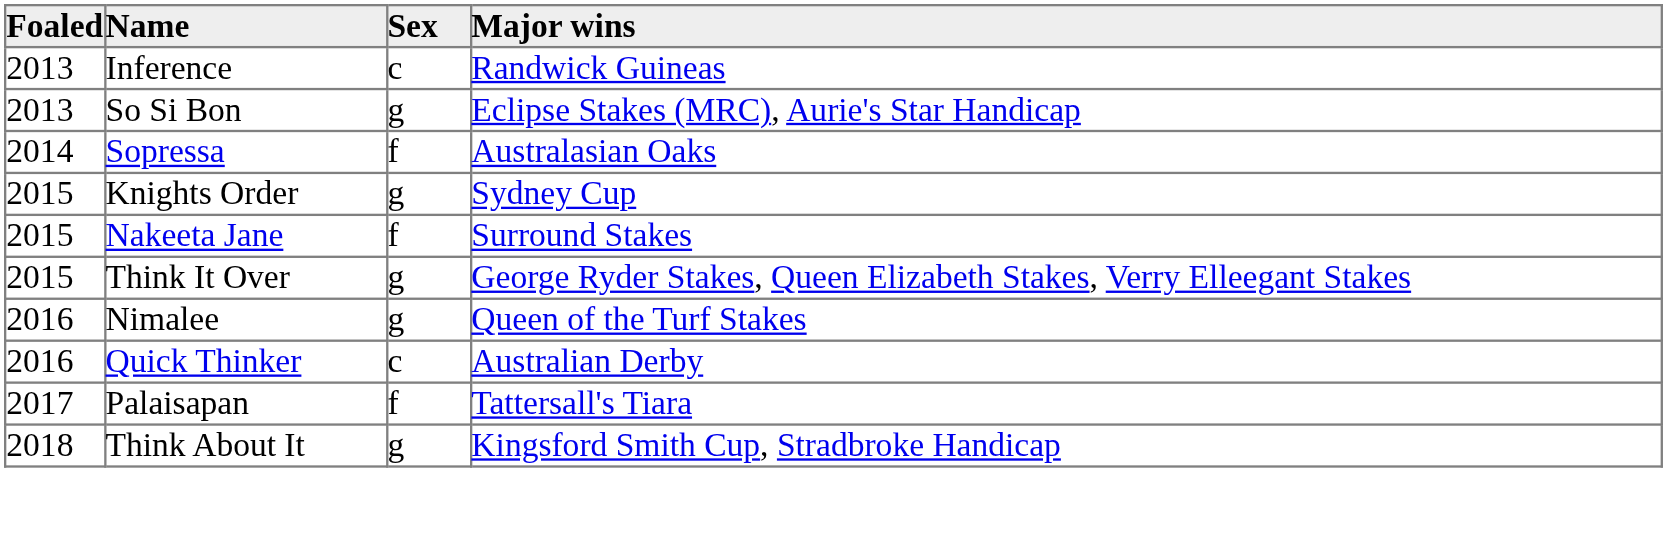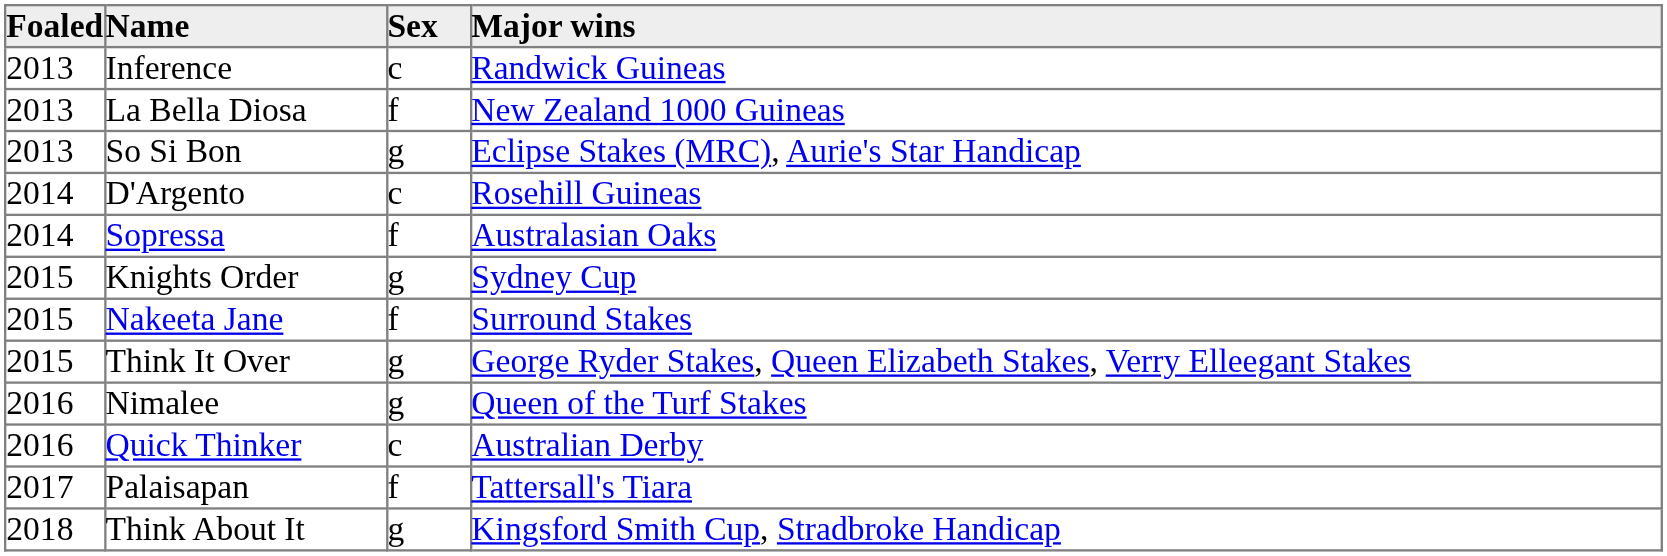+ row: (206, 109)
+ row: (175, 193)
